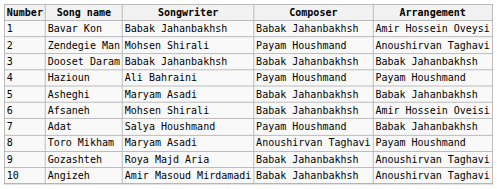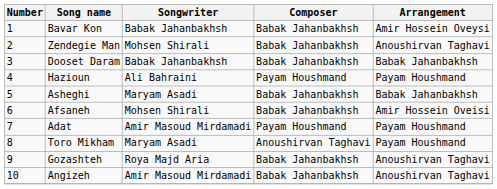(301, 45) Payam Houshmand -> (307, 45) Babak Jahanbakhsh
(170, 127) Salya Houshmand -> (188, 127) Amir Masoud Mirdamadi
(427, 127) Babak Jahanbakhsh -> (421, 127) Payam Houshmand
